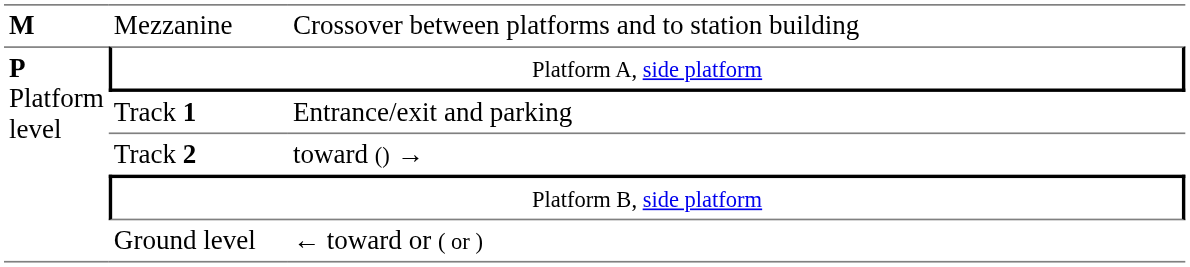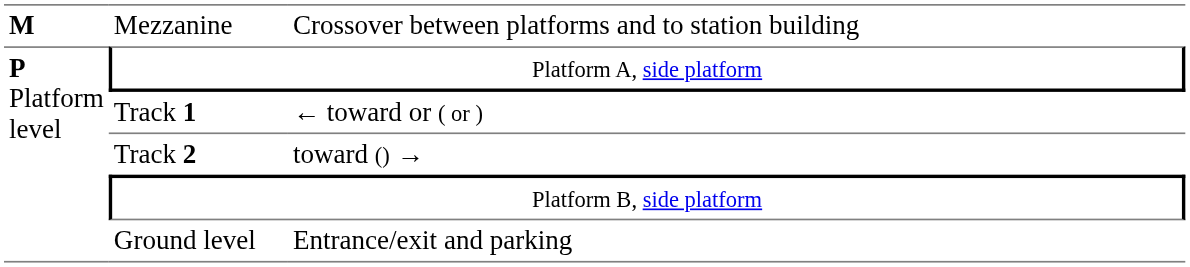(433, 111) Entrance/exit and parking -> (388, 111) ← toward or ( or )
(388, 240) ← toward or ( or ) -> (433, 240) Entrance/exit and parking
